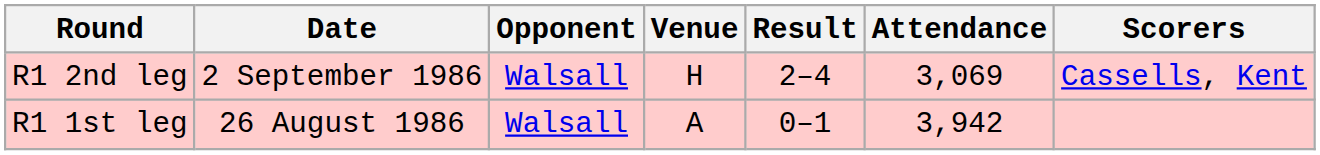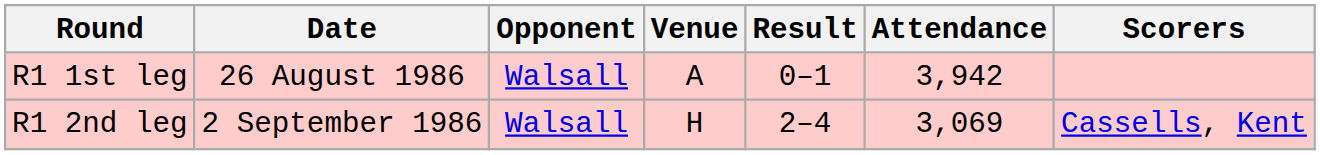rows swapped: (100, 124) <-> (100, 77)
